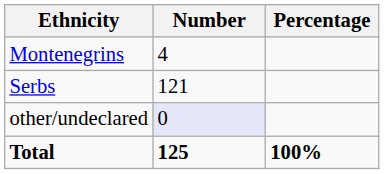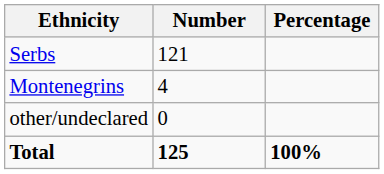rows swapped: (67, 53) <-> (32, 86)
(163, 119) lavender background -> (163, 119) no background
